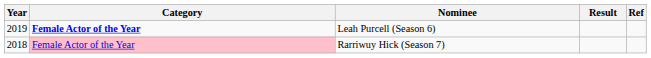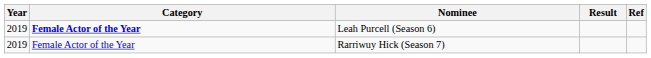(17, 45) 2018 -> (17, 45) 2019
(83, 45) pink background -> (83, 45) no background
